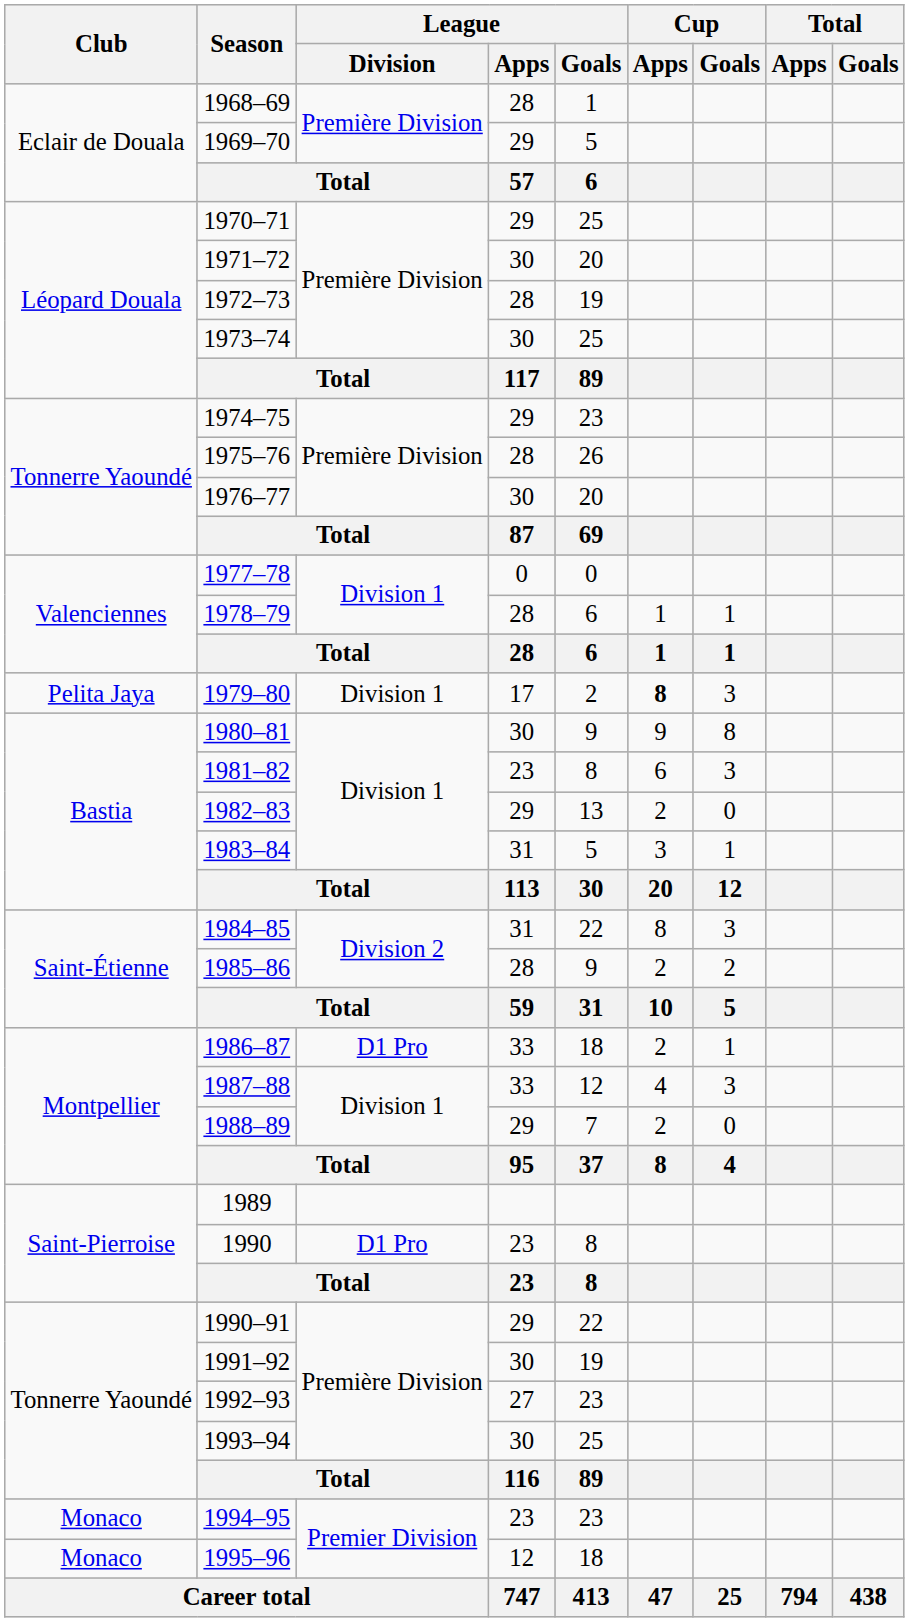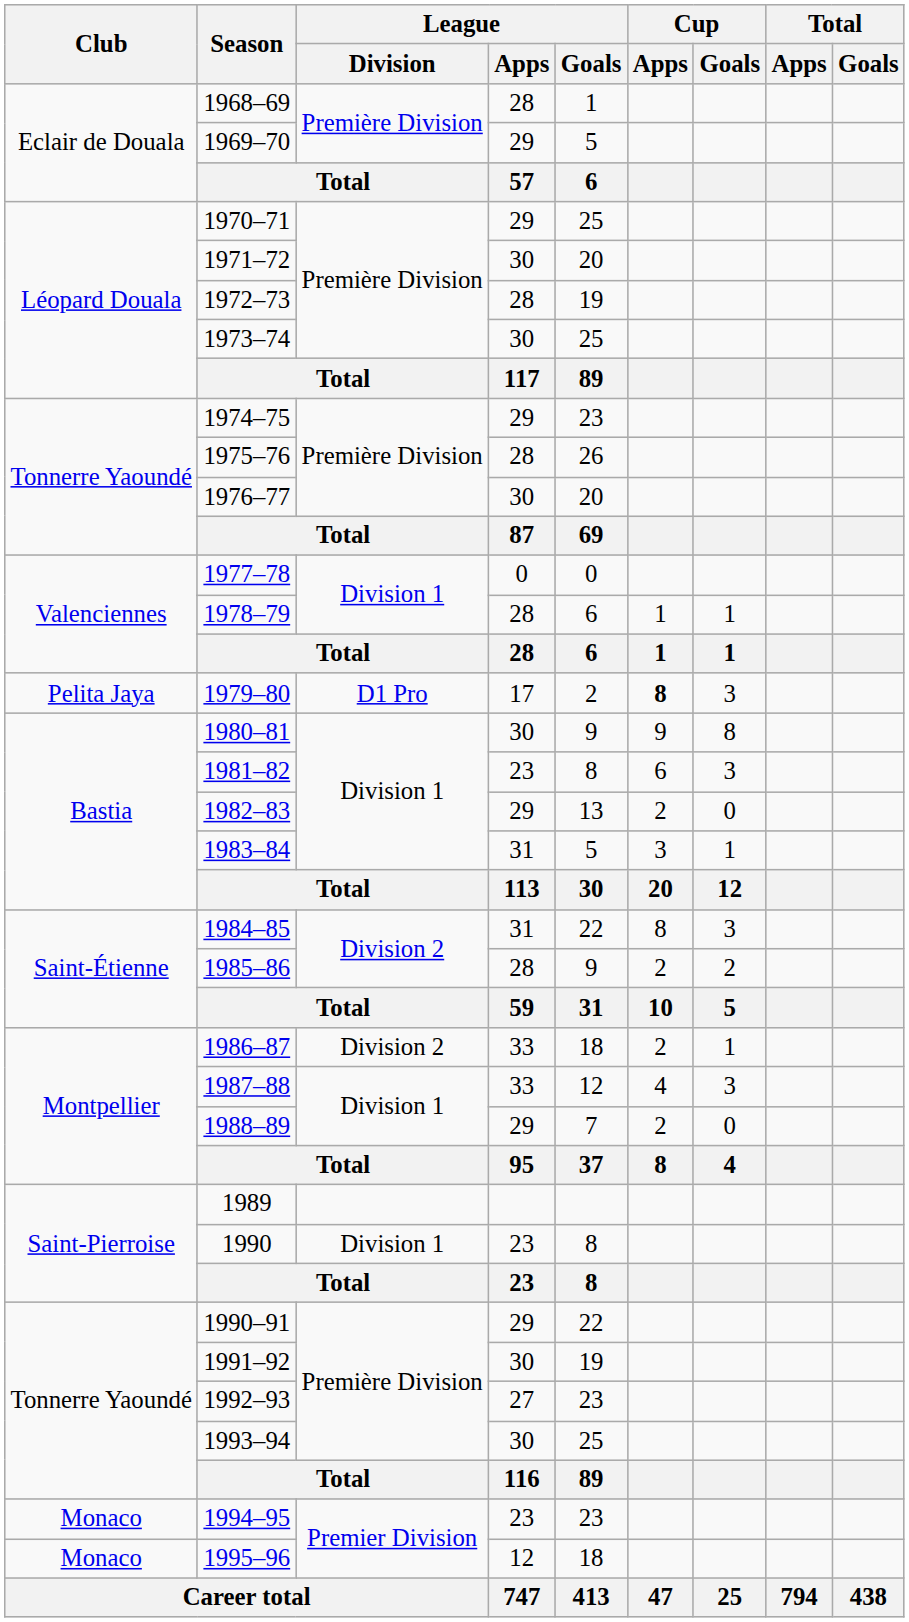(392, 692) Division 1 -> (392, 692) D1 Pro
(392, 1046) D1 Pro -> (392, 1046) Division 2
(392, 1243) D1 Pro -> (392, 1243) Division 1
